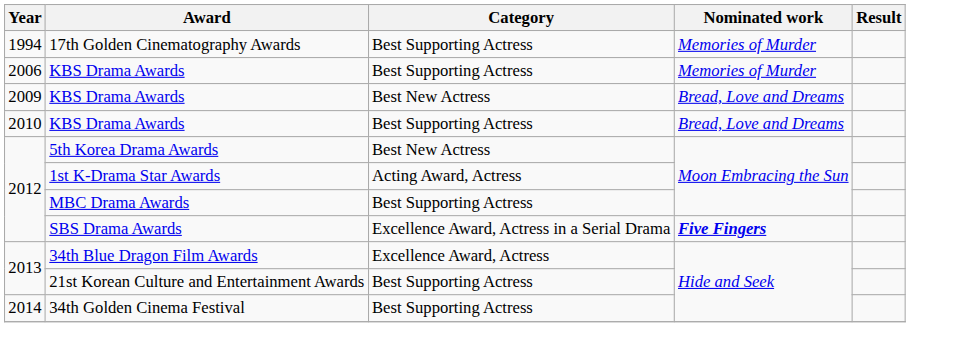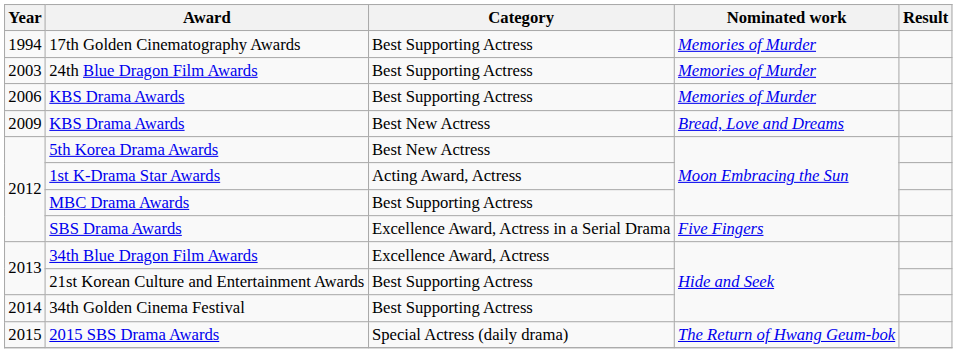+ row: (25, 70)
- row: (25, 123)
(722, 228) bold -> (721, 228) normal
+ row: (25, 334)
